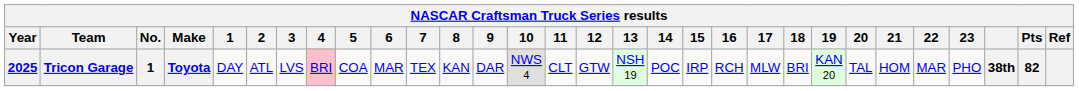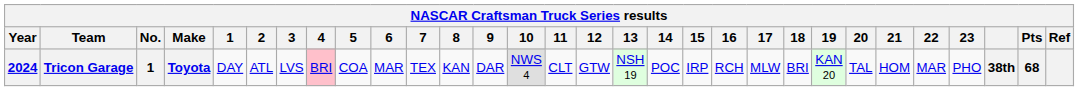(23, 67) 2025 -> (23, 67) 2024
(1032, 67) 82 -> (1032, 67) 68
